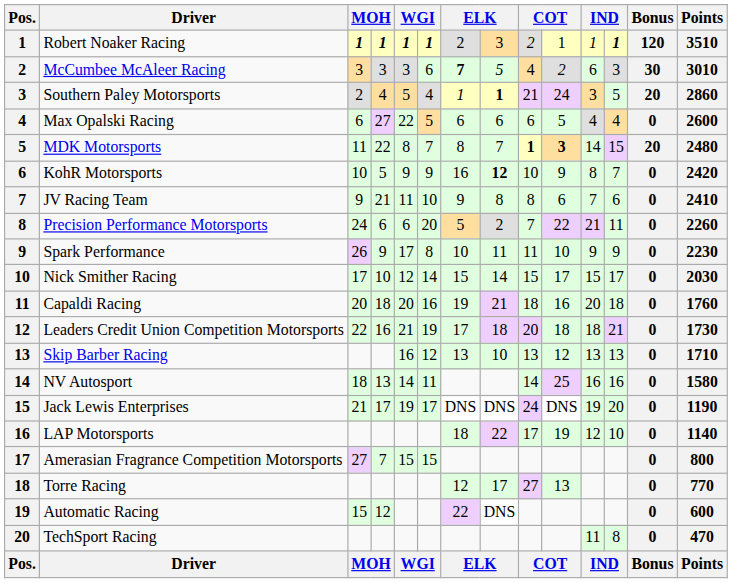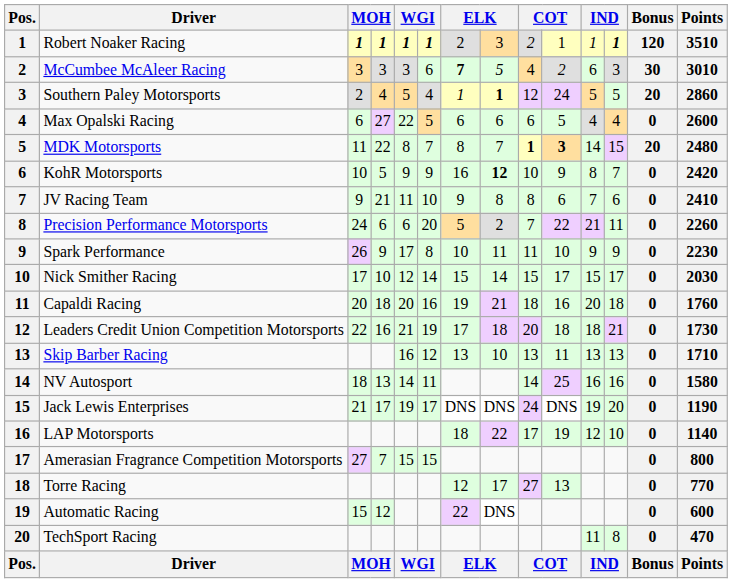(531, 95) 21 -> (531, 95) 12
(593, 95) 3 -> (593, 95) 5
(562, 355) 12 -> (562, 355) 11
